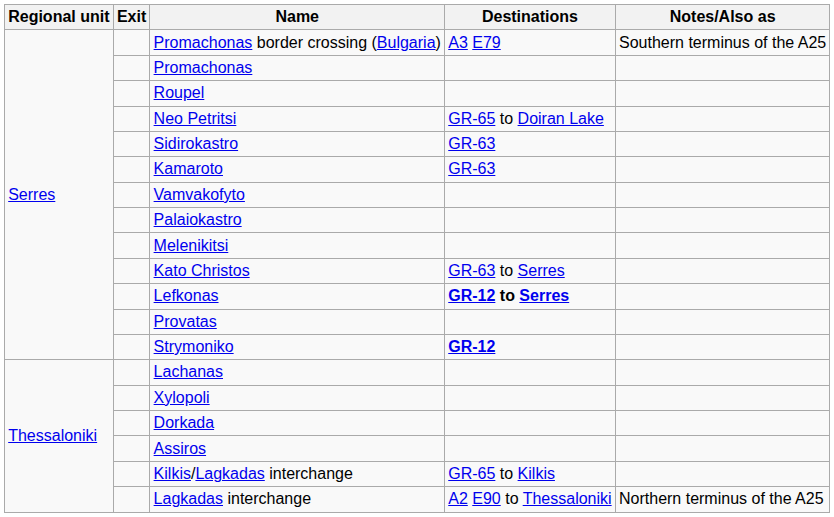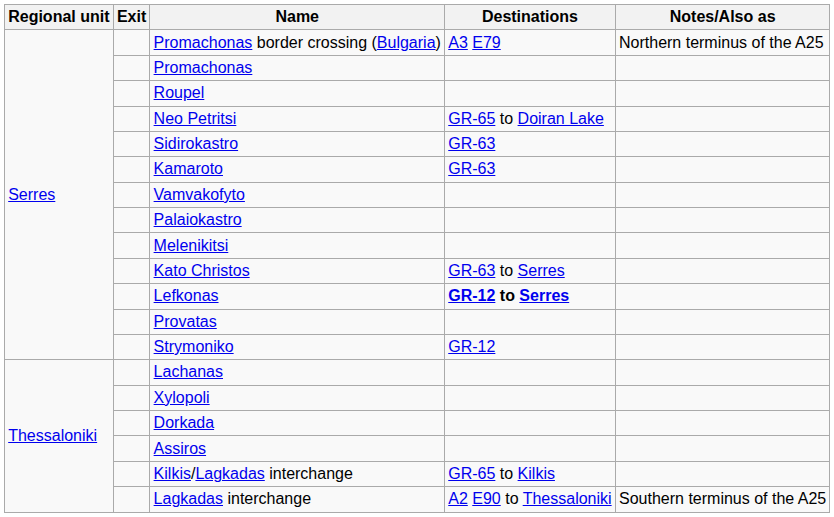(723, 42) Southern terminus of the A25 -> (721, 42) Northern terminus of the A25
(472, 347) bold -> (472, 347) normal
(721, 499) Northern terminus of the A25 -> (723, 499) Southern terminus of the A25
